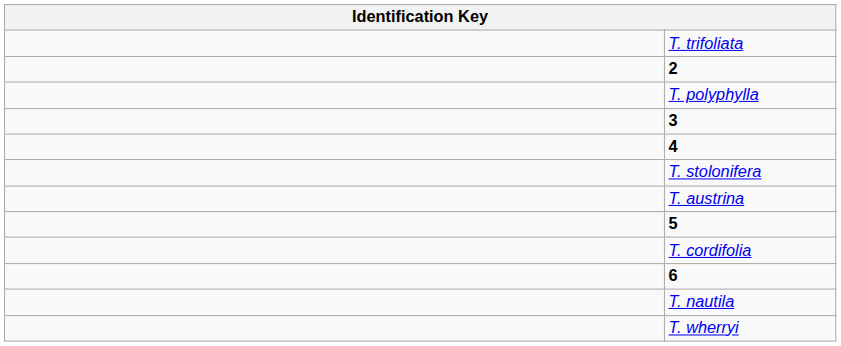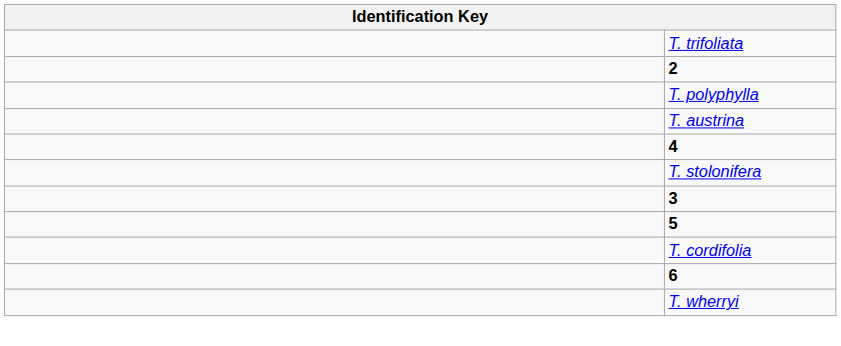rows swapped: (673, 120) <-> (706, 198)
- row: (701, 302)
